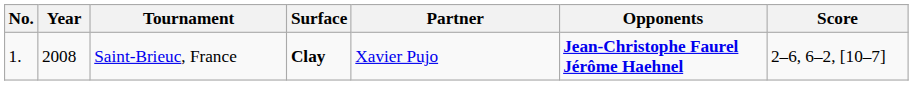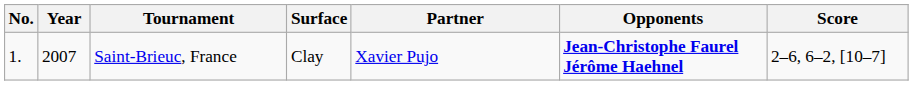(59, 55) 2008 -> (59, 55) 2007
(308, 55) bold -> (307, 55) normal
